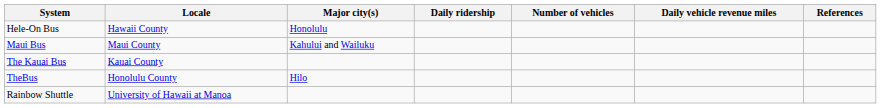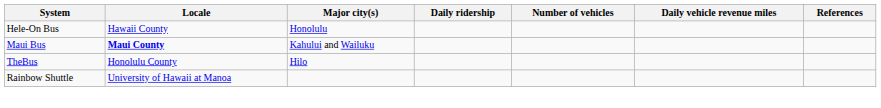(134, 45) normal -> (136, 45) bold
- row: (36, 62)
